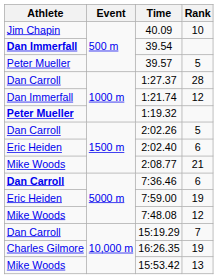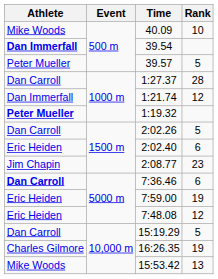(34, 30) Jim Chapin -> (36, 30) Mike Woods
(36, 165) Mike Woods -> (34, 165) Jim Chapin
(198, 165) 21 -> (198, 165) 23
(36, 215) Mike Woods -> (34, 215) Eric Heiden
(198, 232) 7 -> (198, 232) 5
